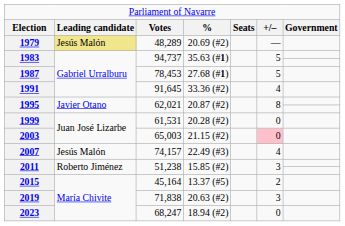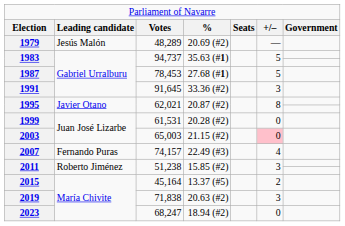(81, 43) khaki background -> (81, 43) no background
(278, 89) 4 -> (278, 89) 3
(81, 151) Jesús Malón -> (87, 151) Fernando Puras
